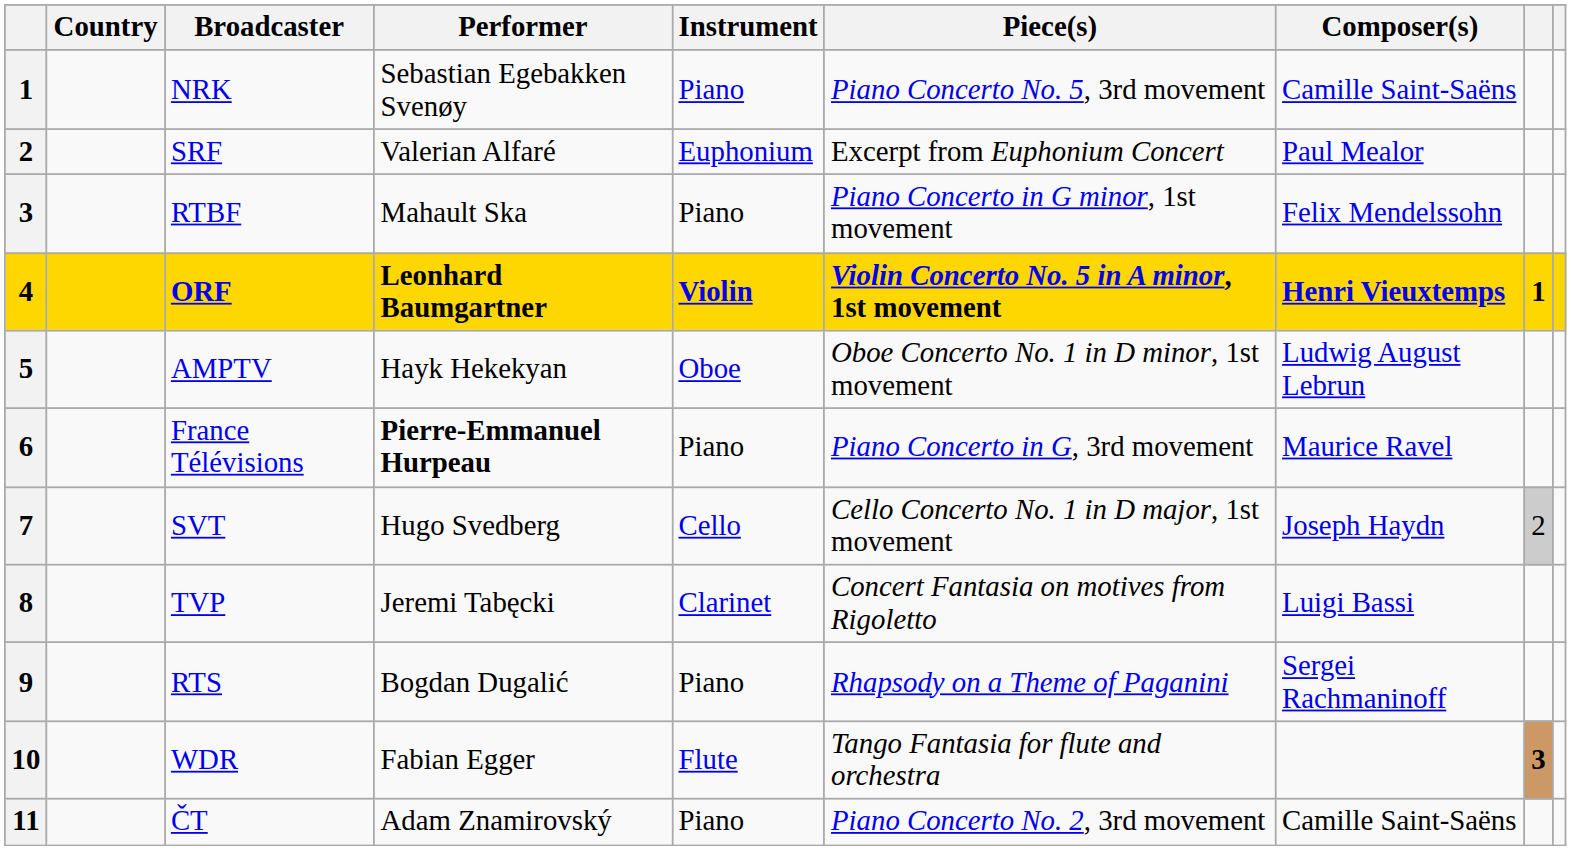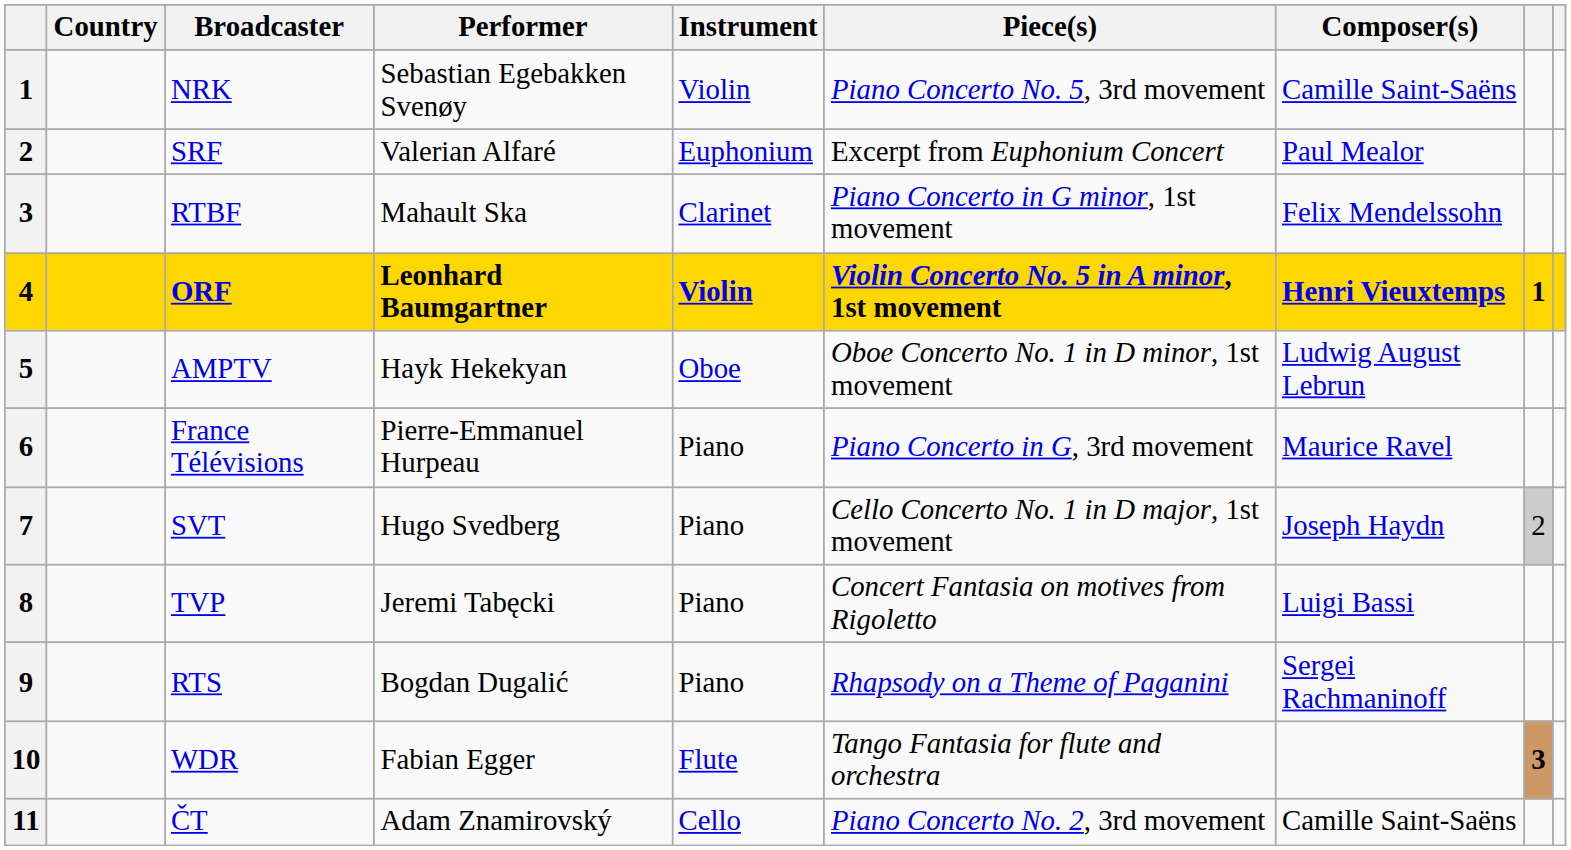(711, 89) Piano -> (714, 89) Violin
(711, 212) Piano -> (725, 212) Clarinet
(491, 447) bold -> (482, 447) normal
(710, 525) Cello -> (711, 525) Piano
(725, 603) Clarinet -> (711, 603) Piano
(711, 821) Piano -> (710, 821) Cello
